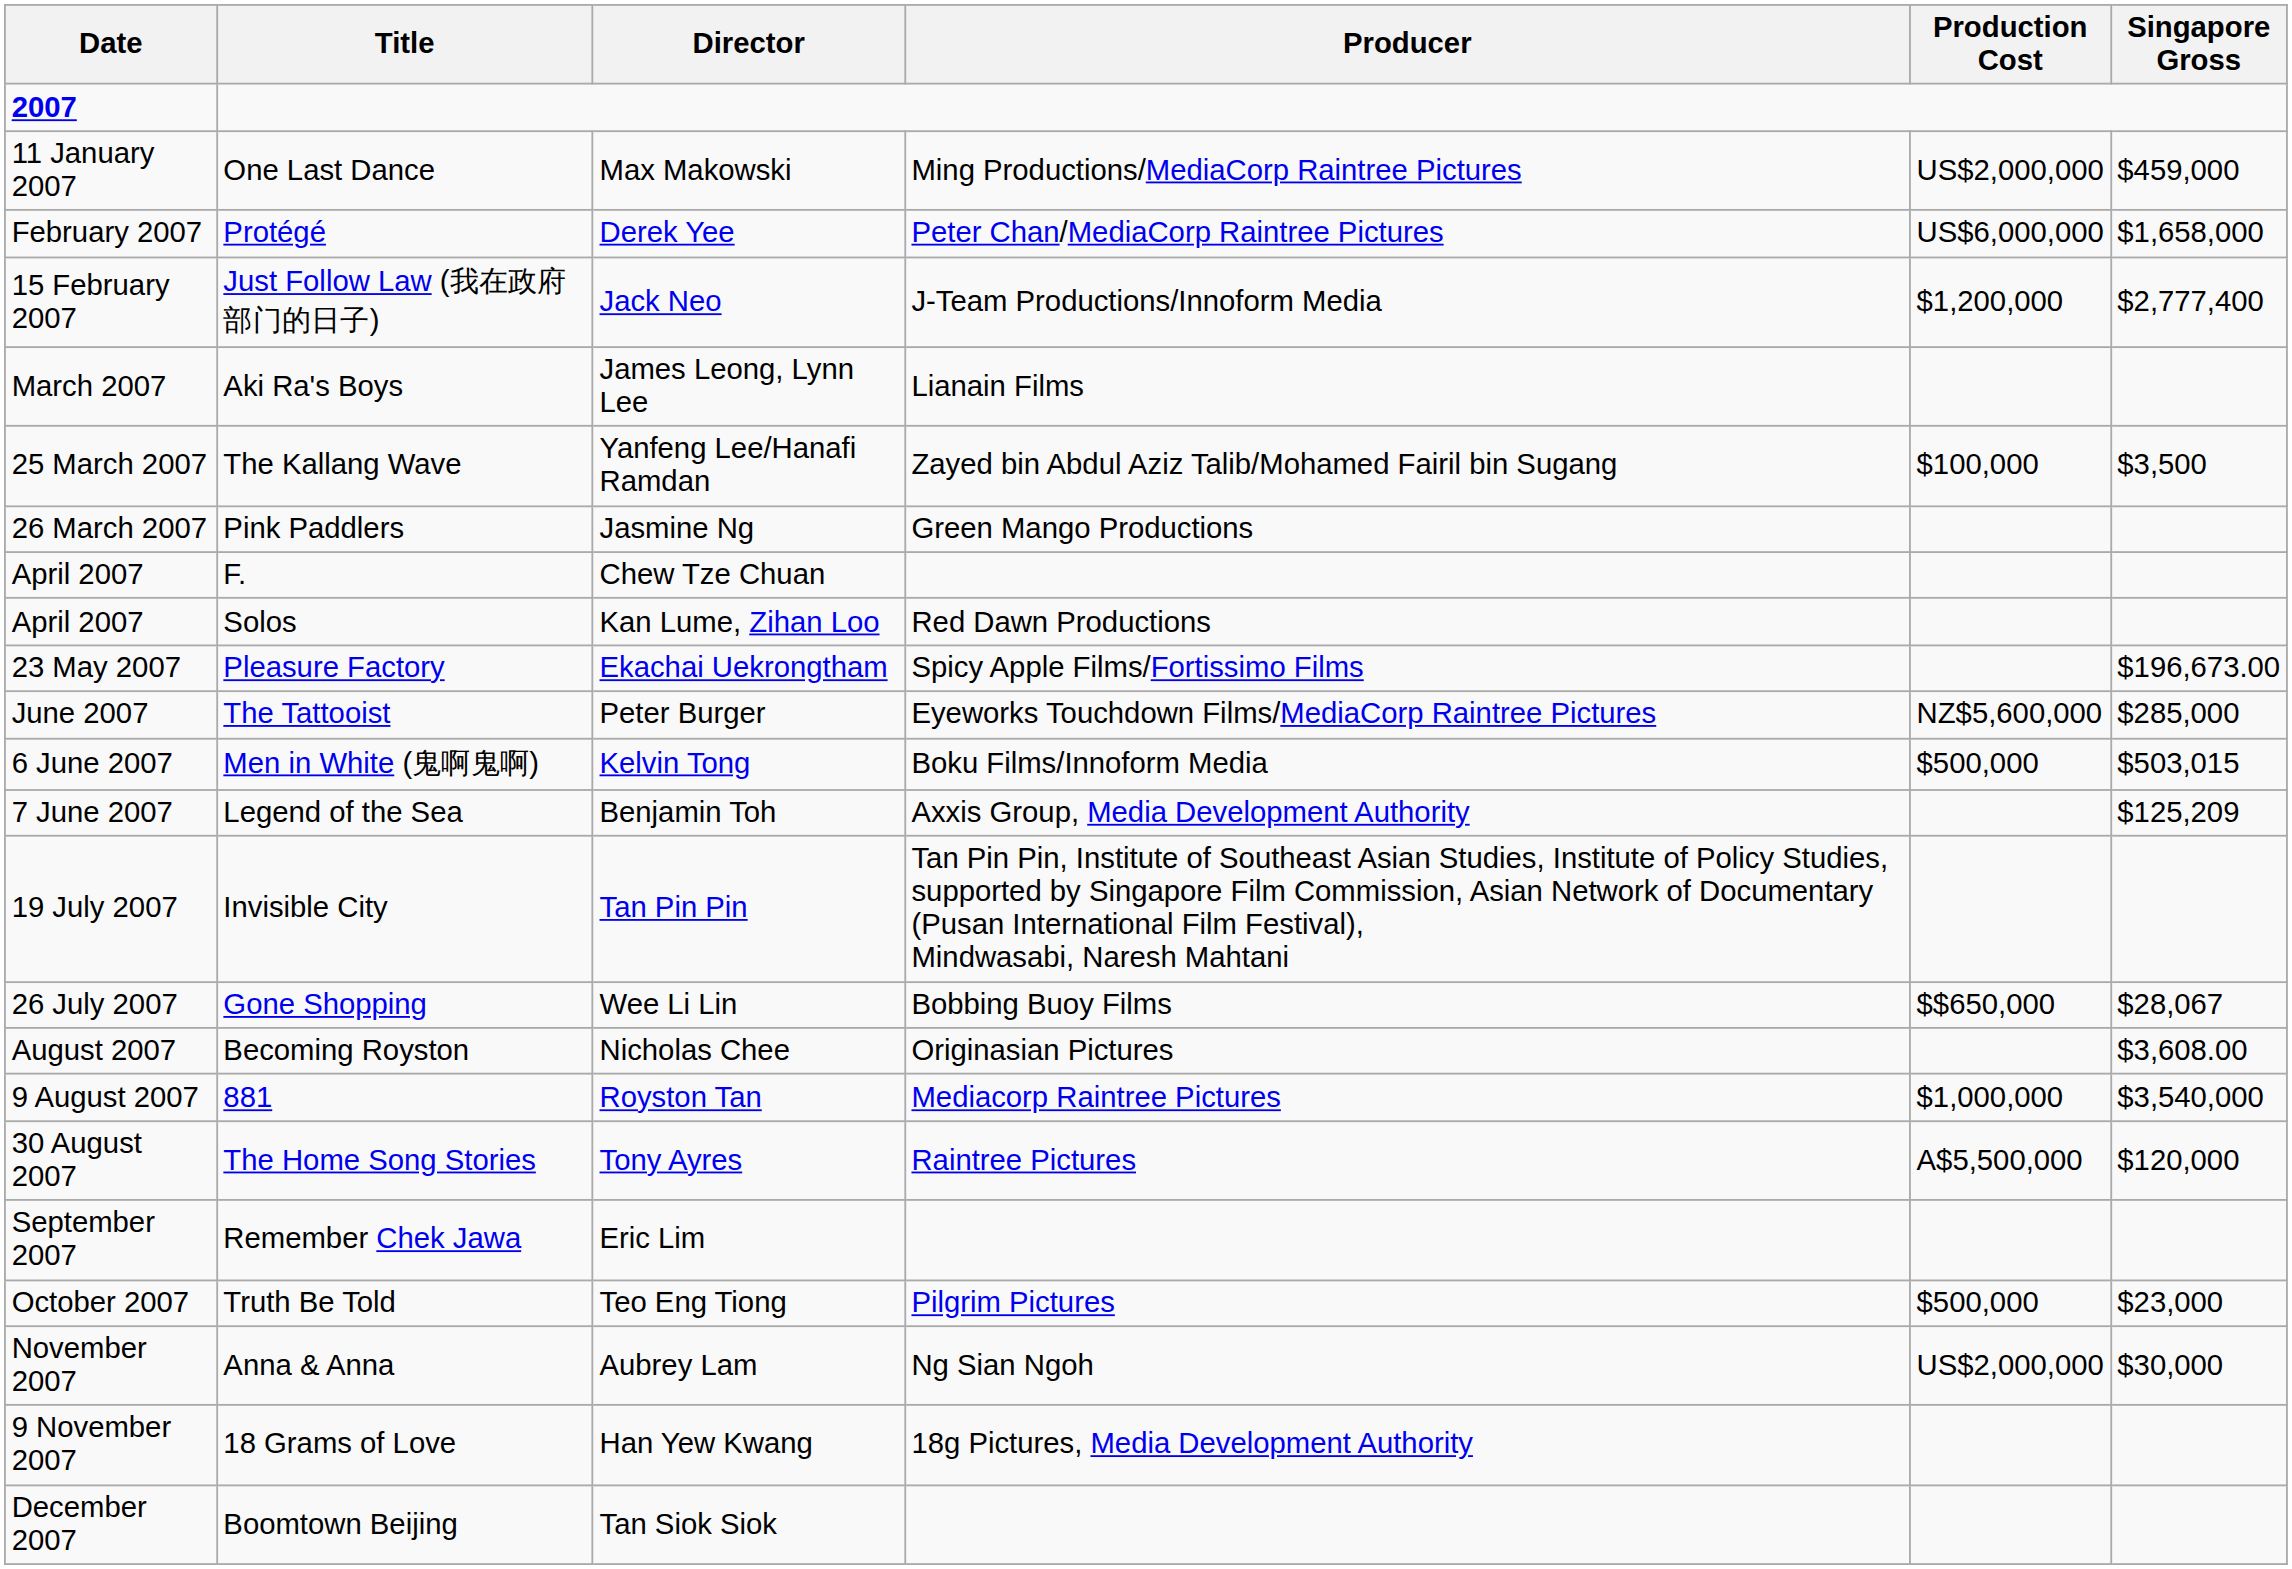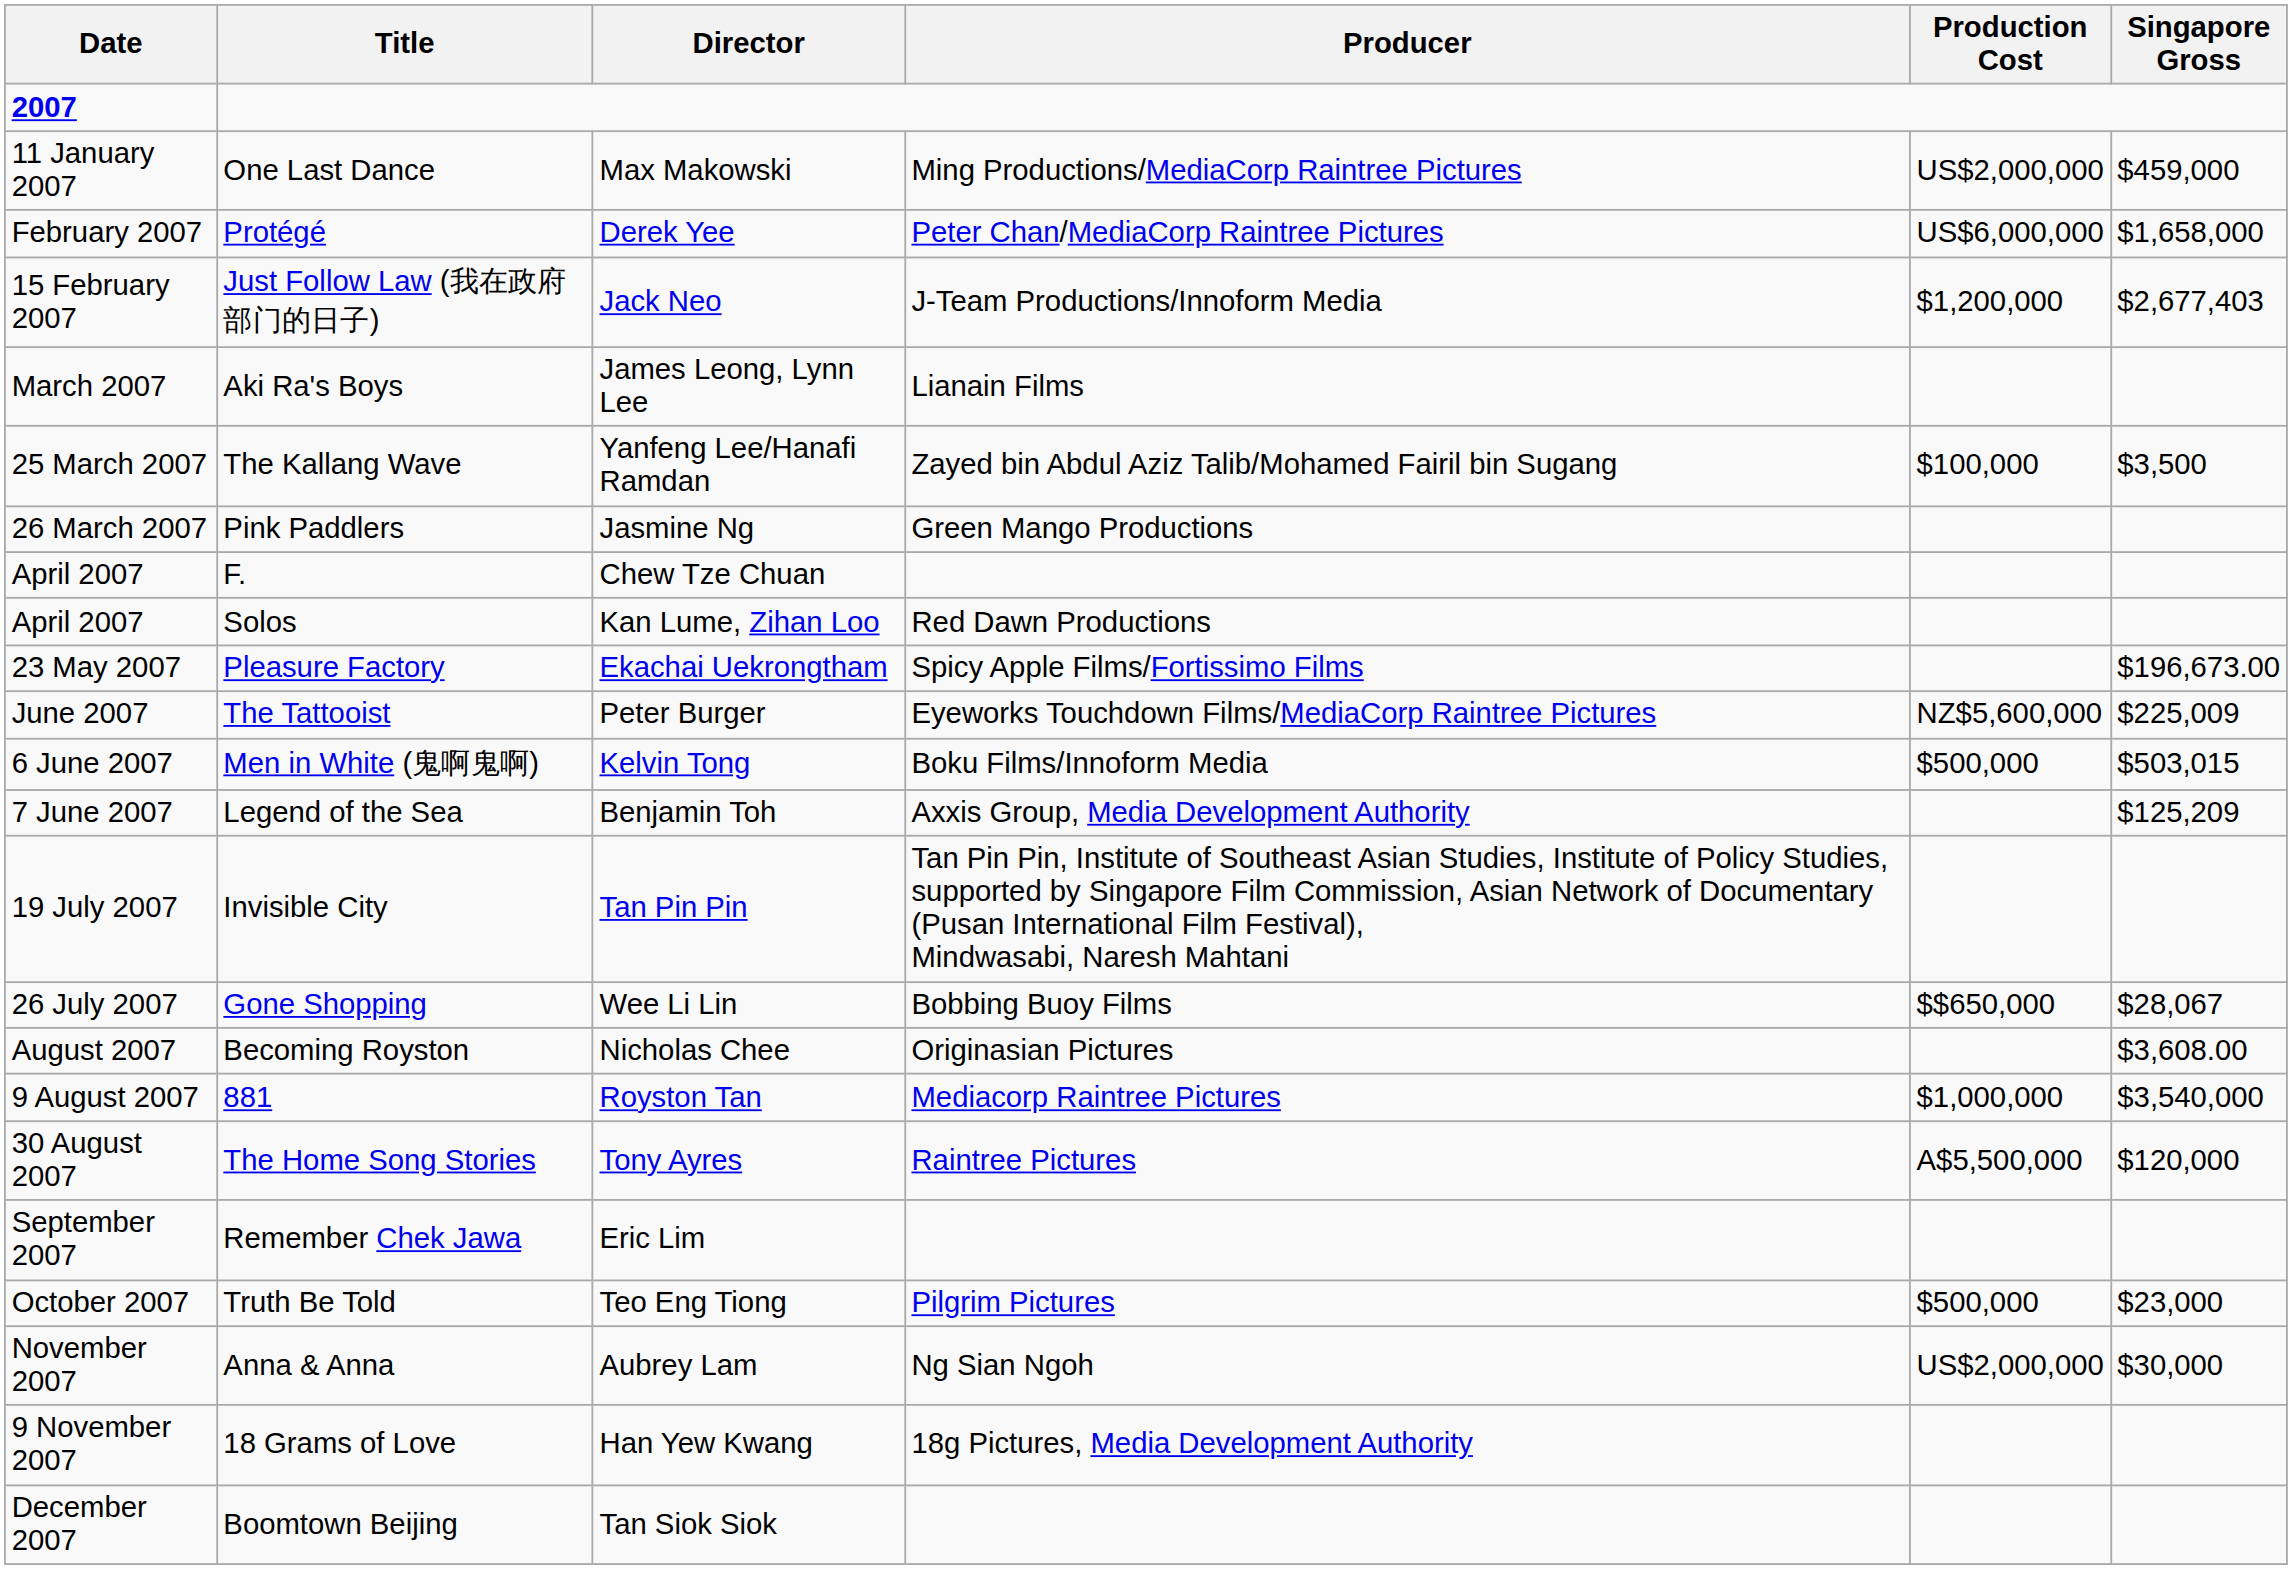(2191, 301) $2,777,400 -> (2191, 301) $2,677,403
(2178, 714) $285,000 -> (2178, 714) $225,009
